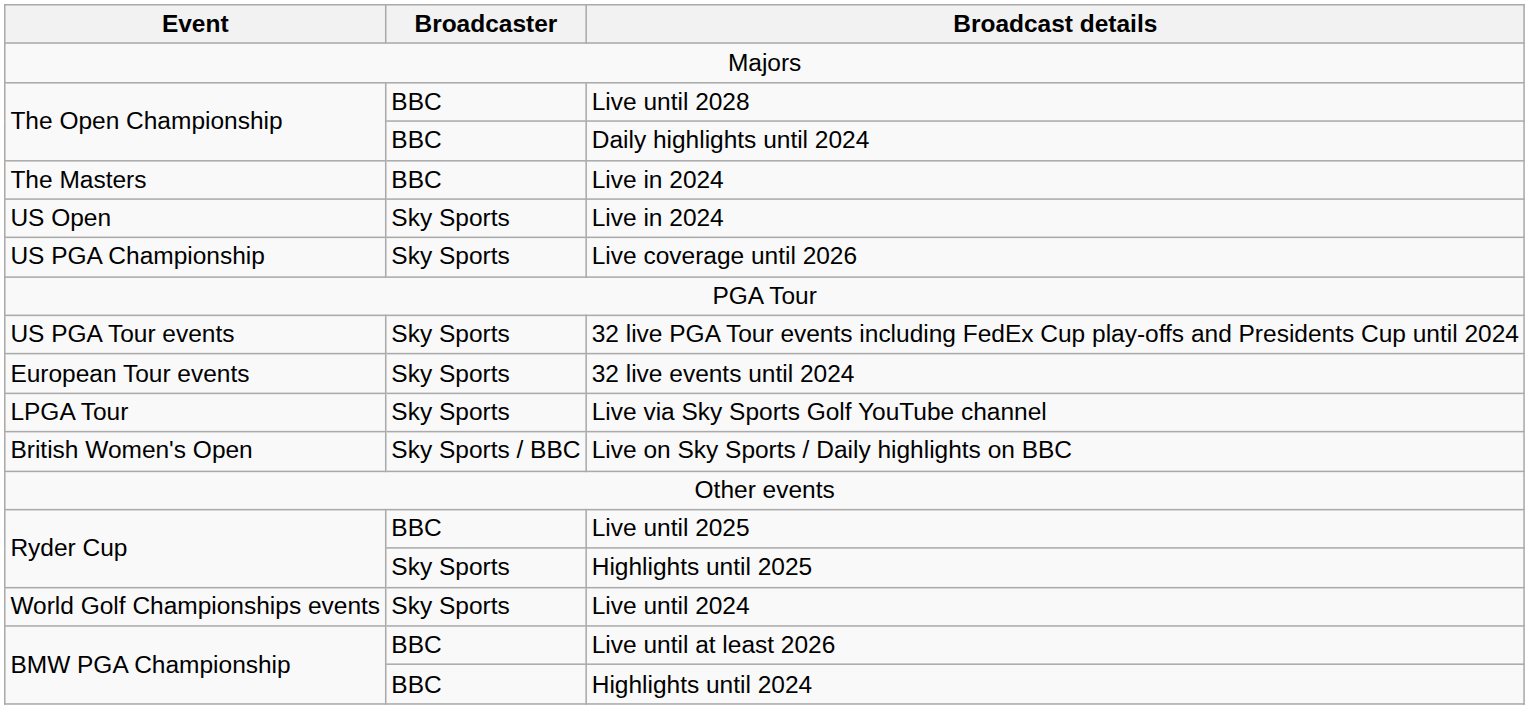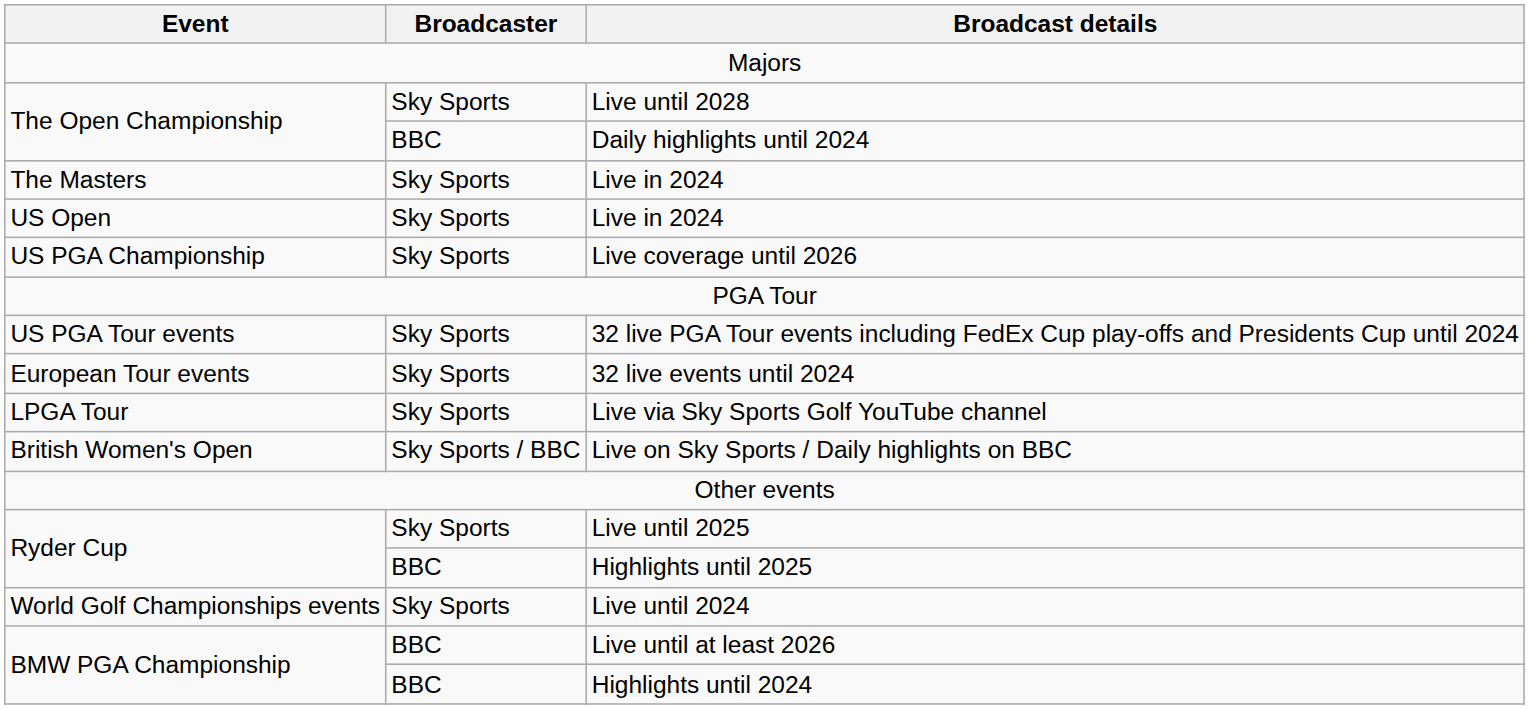(417, 101) BBC -> (451, 101) Sky Sports
(417, 179) BBC -> (451, 179) Sky Sports
(417, 528) BBC -> (451, 528) Sky Sports
(451, 567) Sky Sports -> (417, 567) BBC
